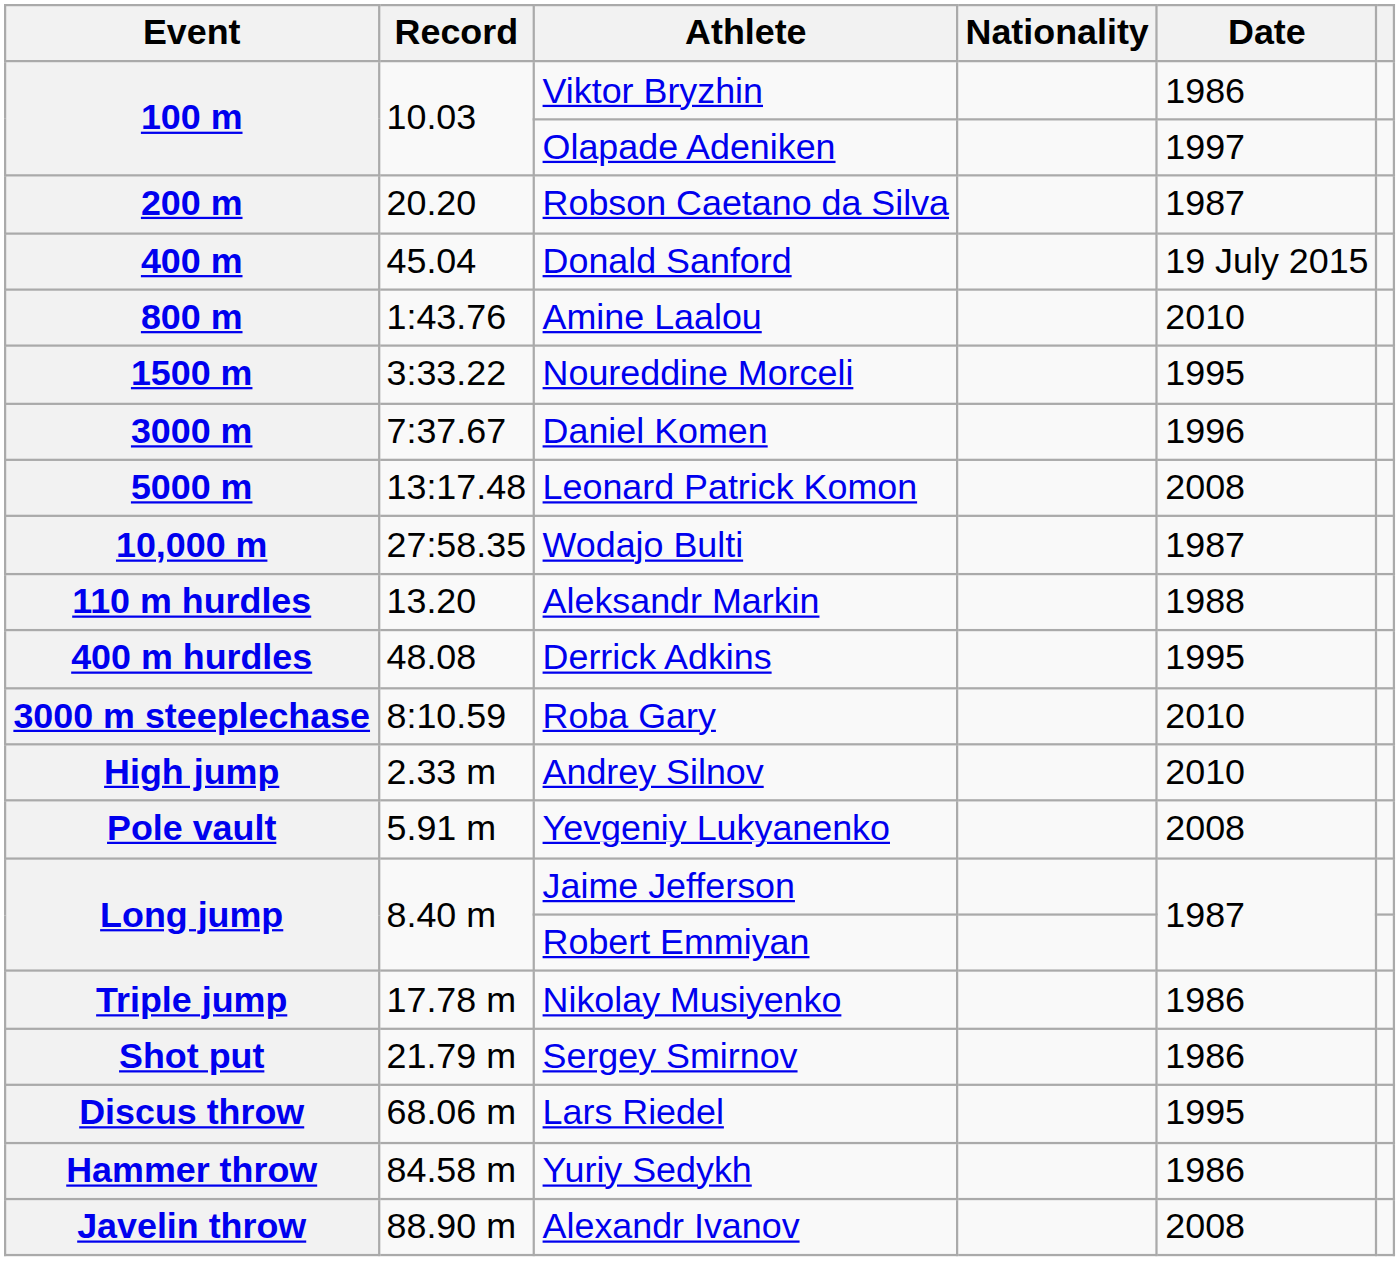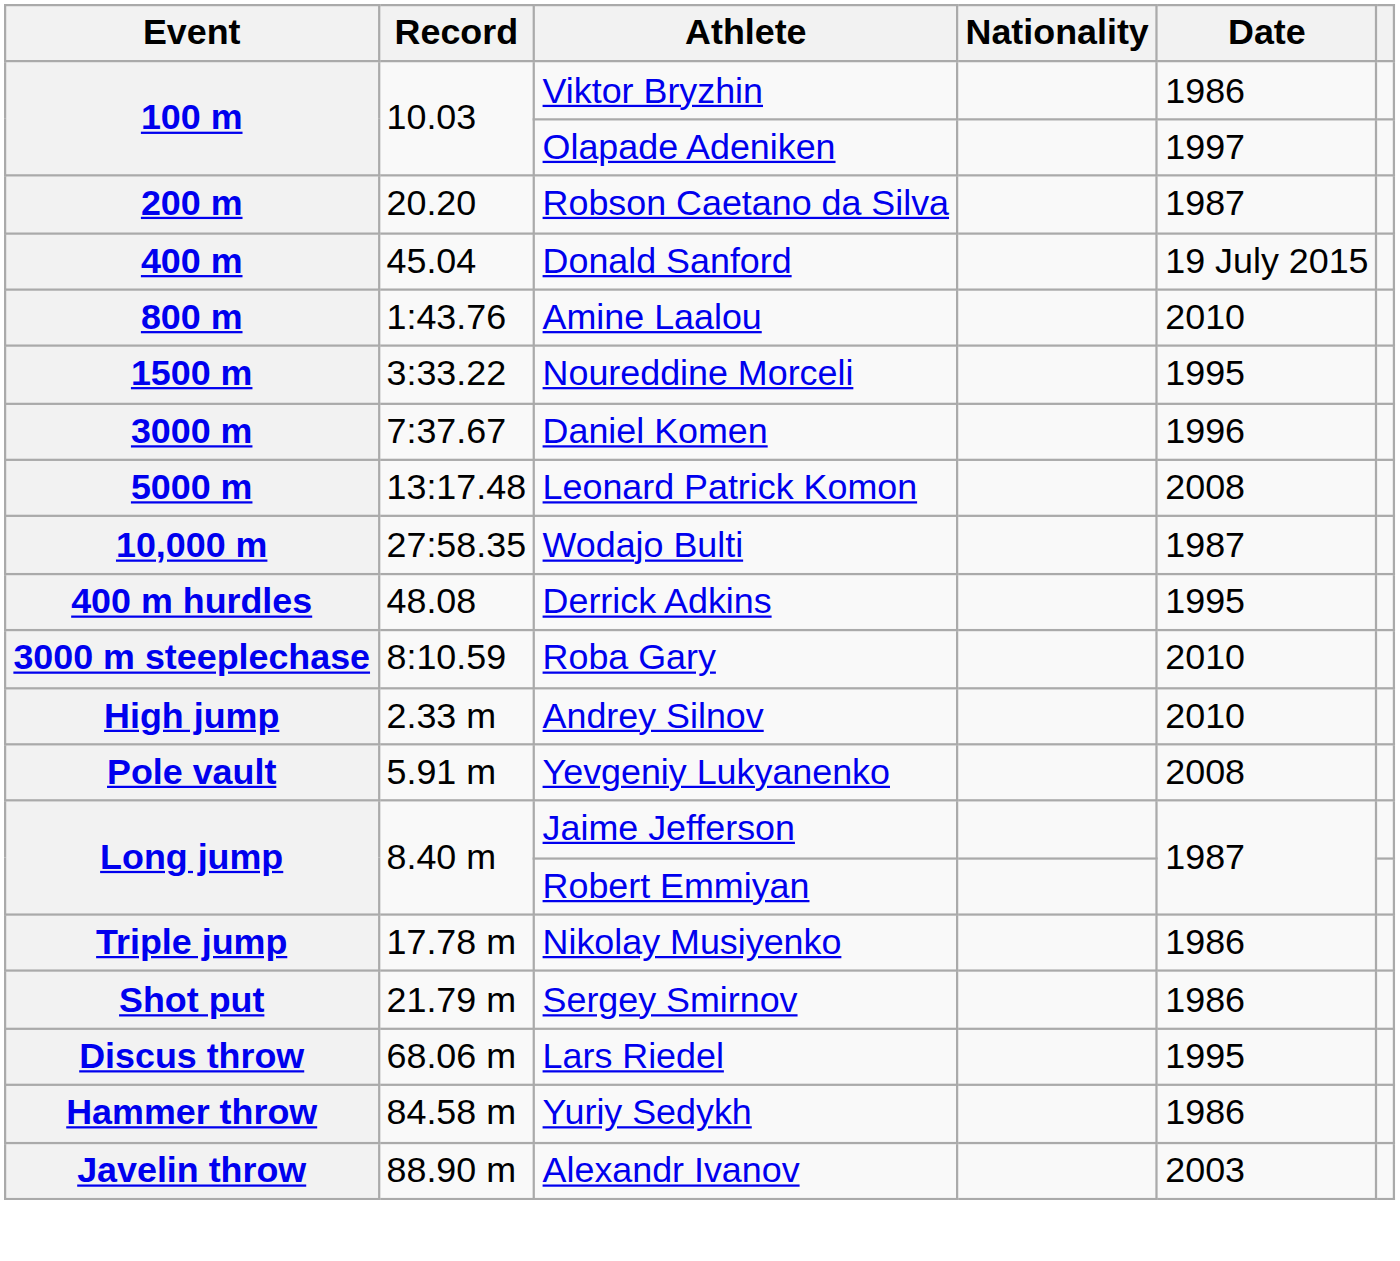- row: (192, 601)
(1205, 1226) 2008 -> (1205, 1169) 2003
